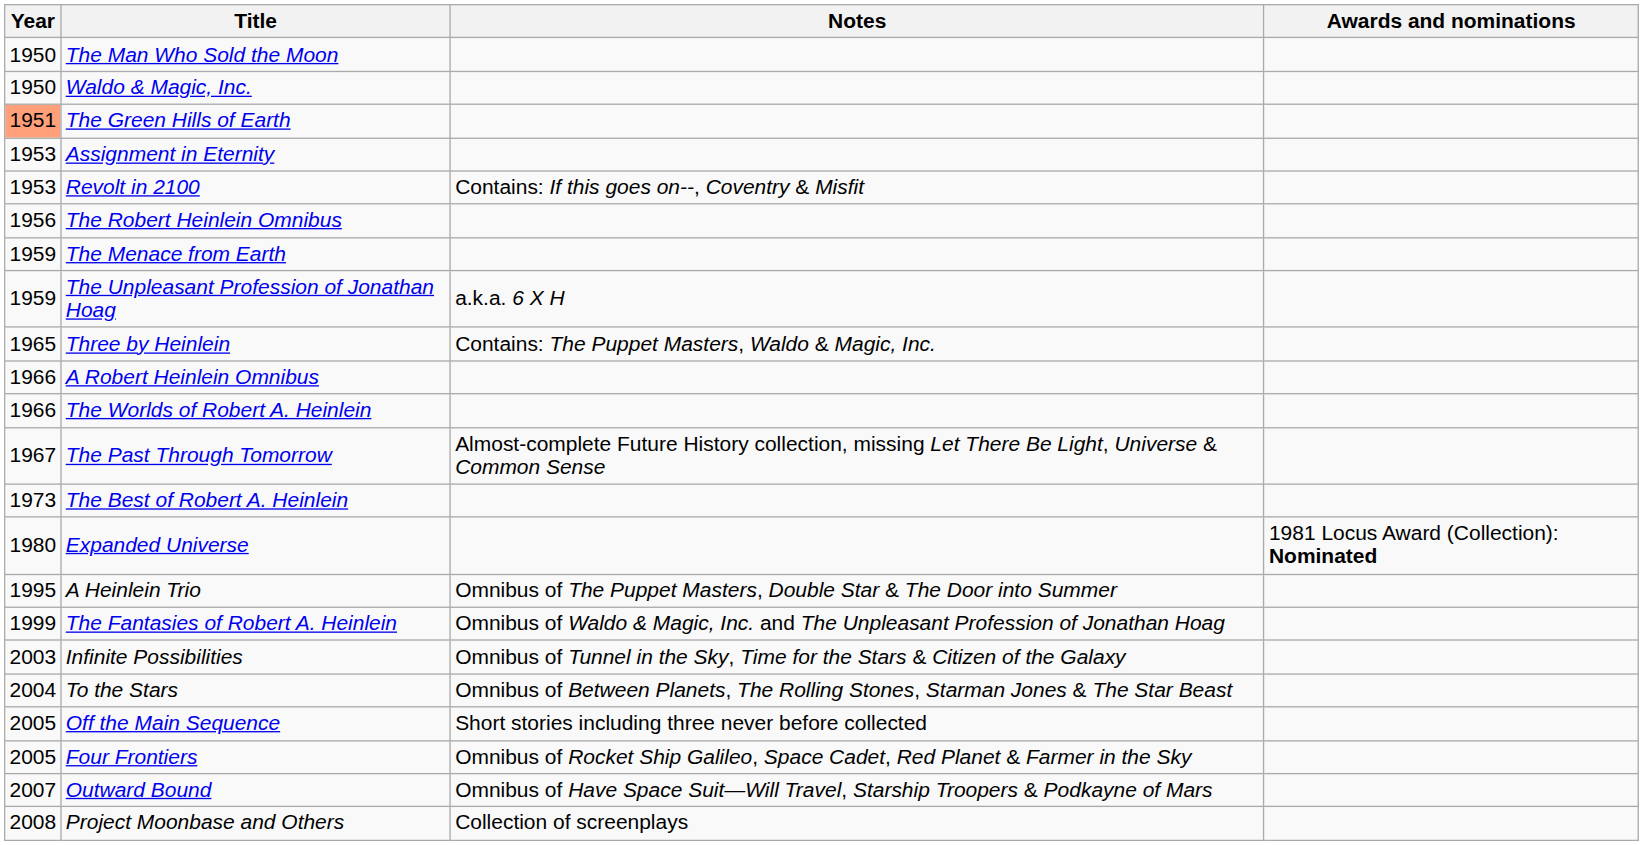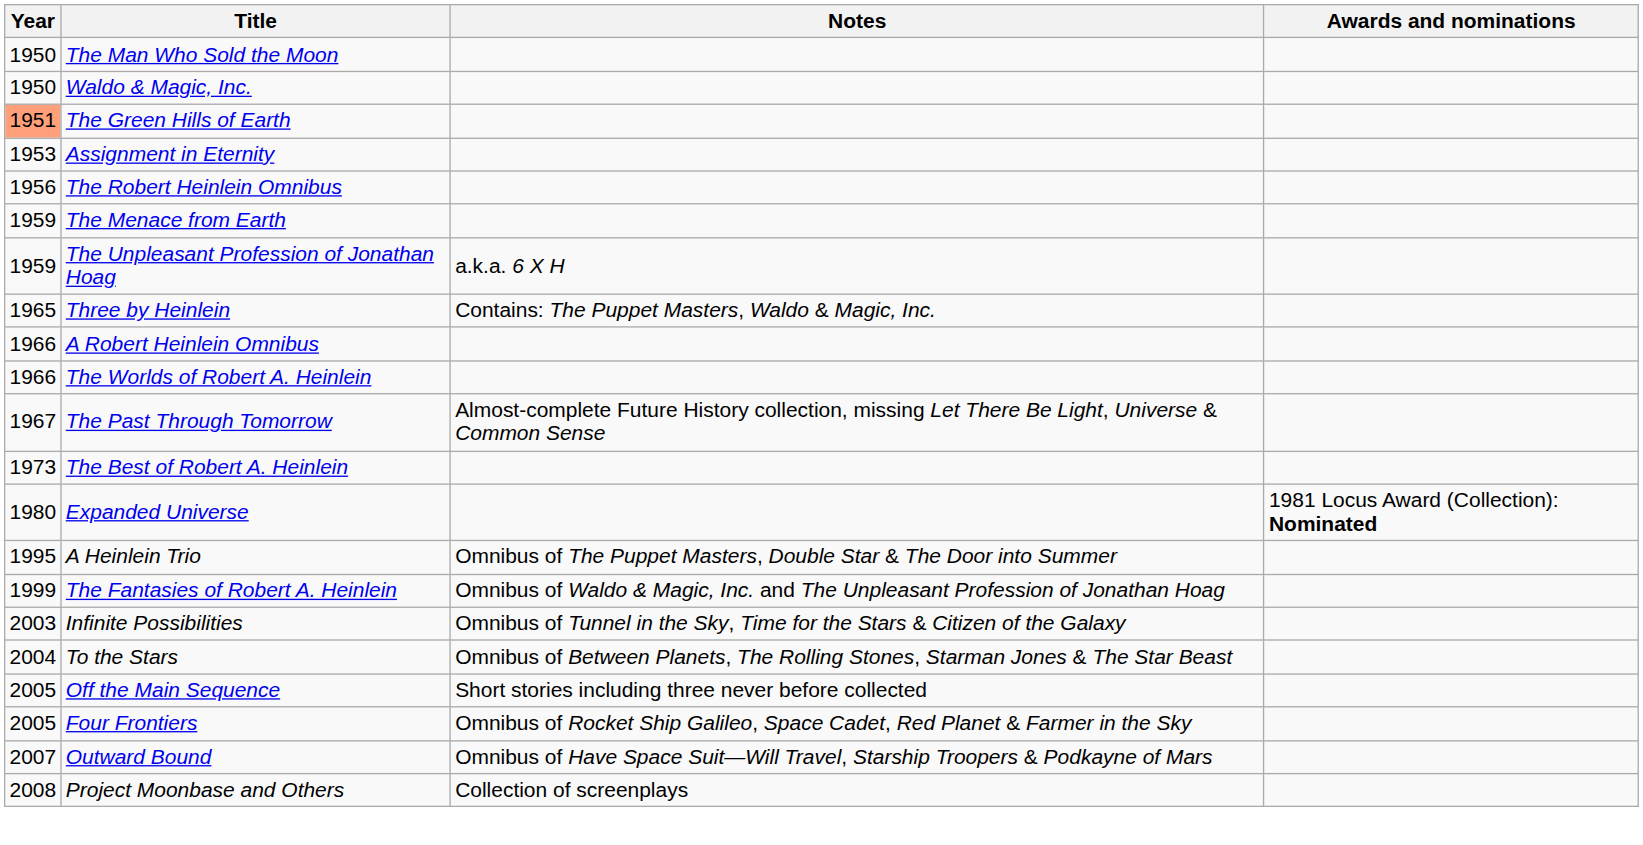- row: (133, 187)
